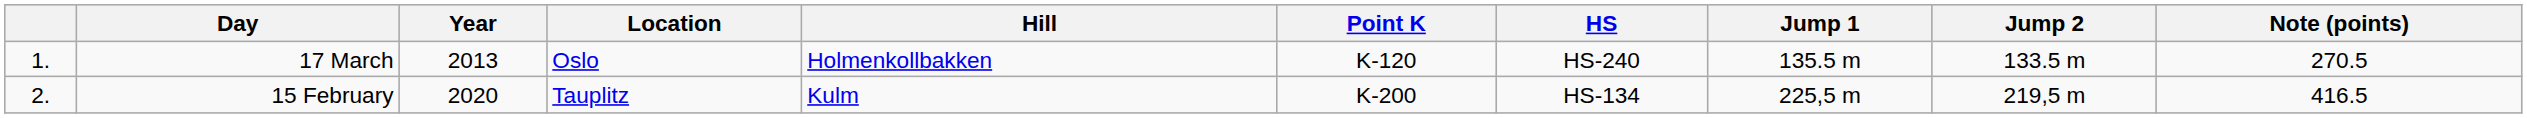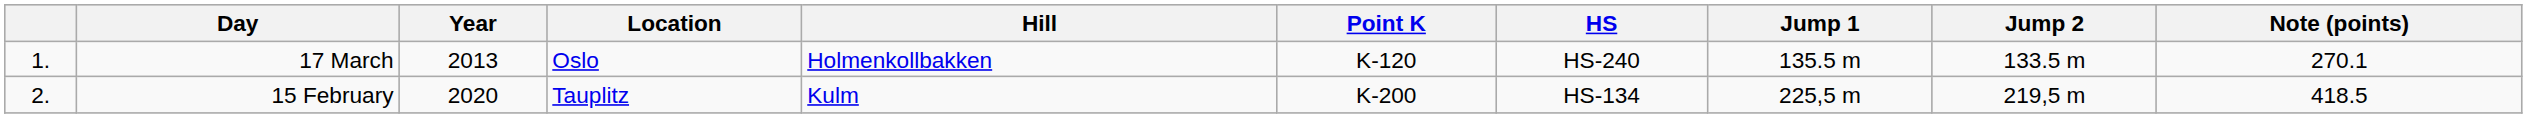(2339, 59) 270.5 -> (2339, 59) 270.1
(2339, 95) 416.5 -> (2339, 95) 418.5
